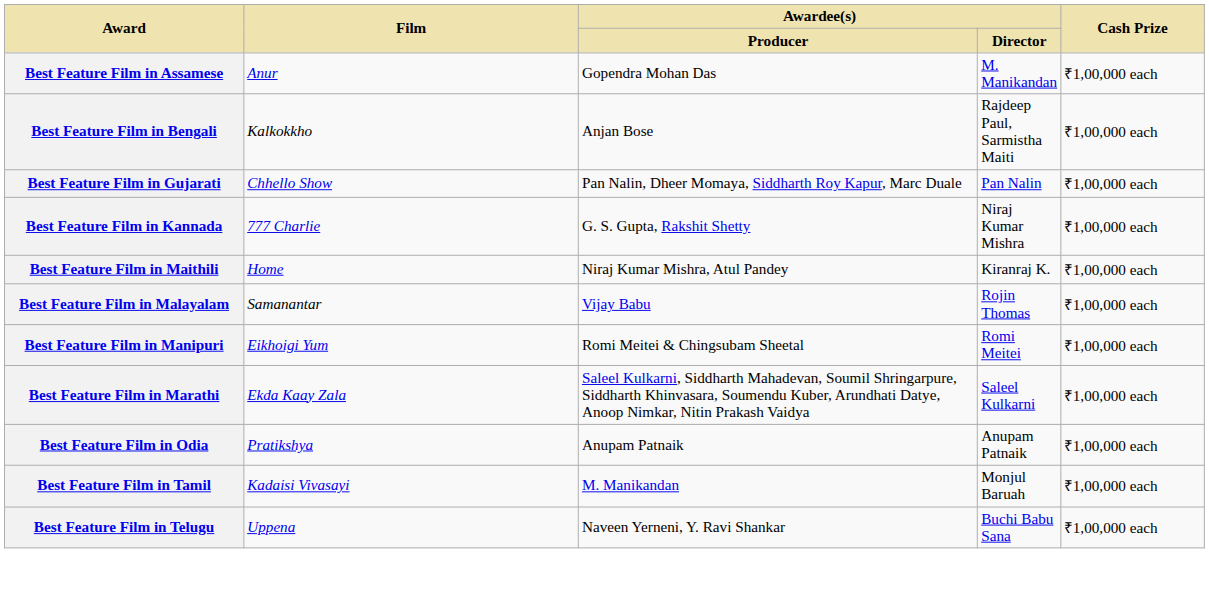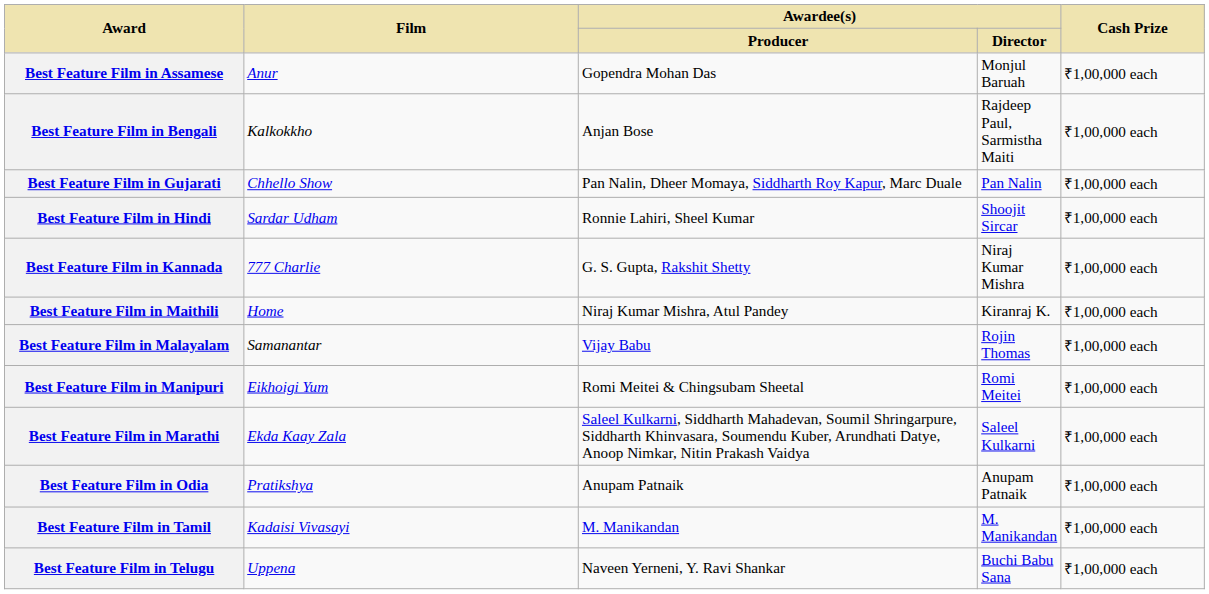(1019, 73) M. Manikandan -> (1004, 73) Monjul Baruah
+ row: (124, 217)
(1004, 485) Monjul Baruah -> (1019, 527) M. Manikandan
